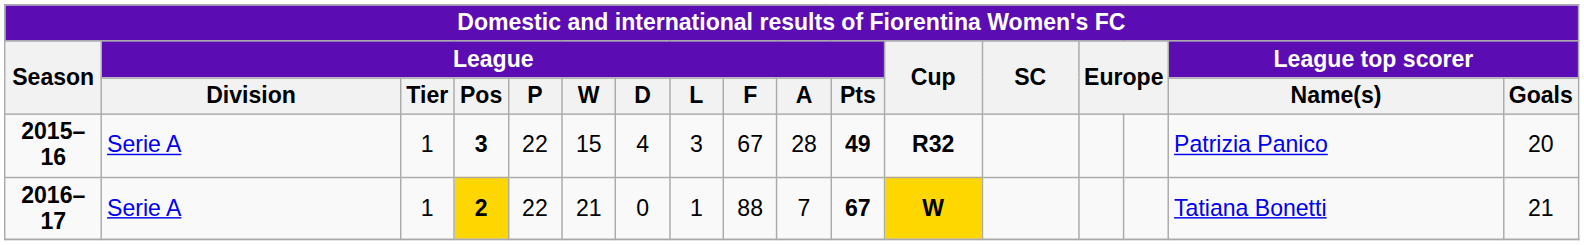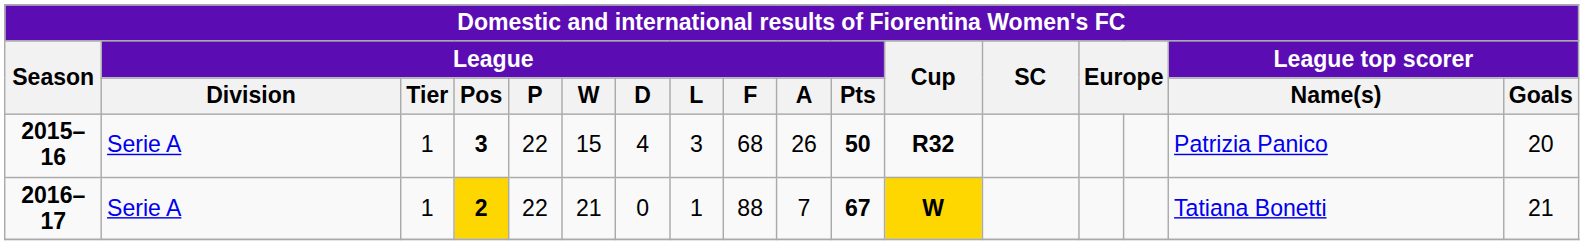(750, 145) 67 -> (750, 145) 68
(804, 145) 28 -> (804, 145) 26
(858, 145) 49 -> (858, 145) 50
